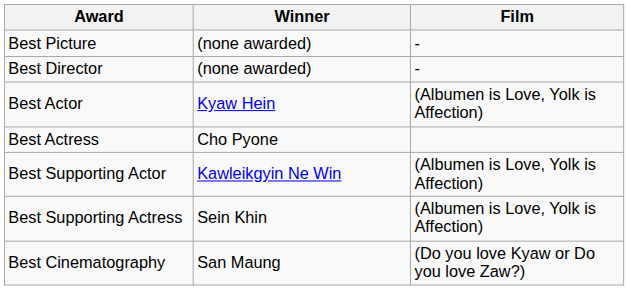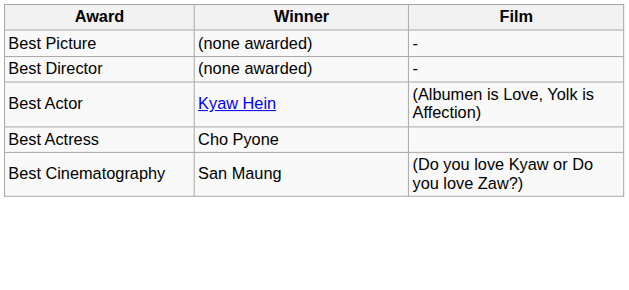- row: (87, 174)
- row: (95, 218)
